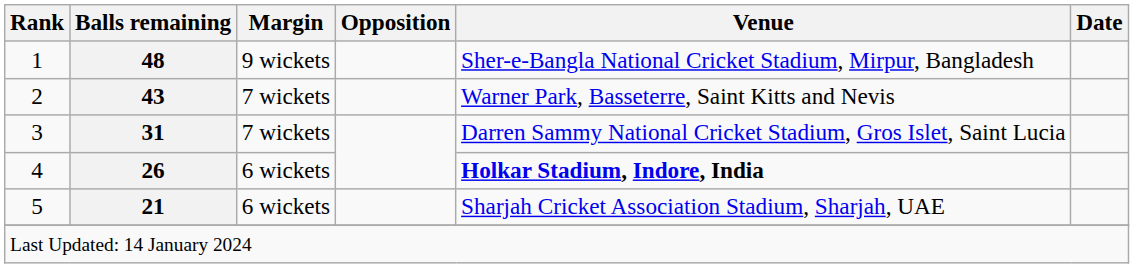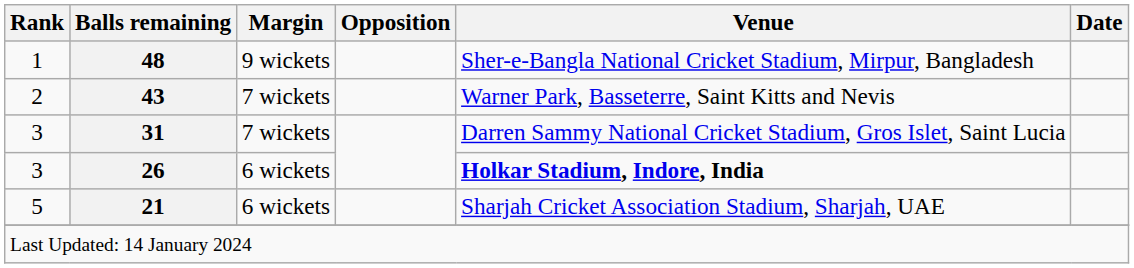(37, 170) 4 -> (37, 170) 3
